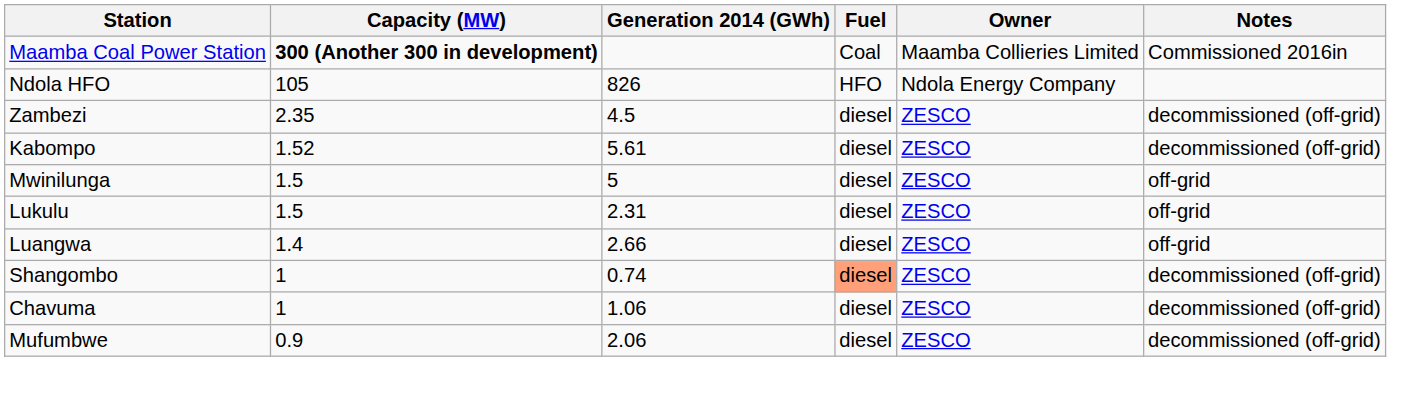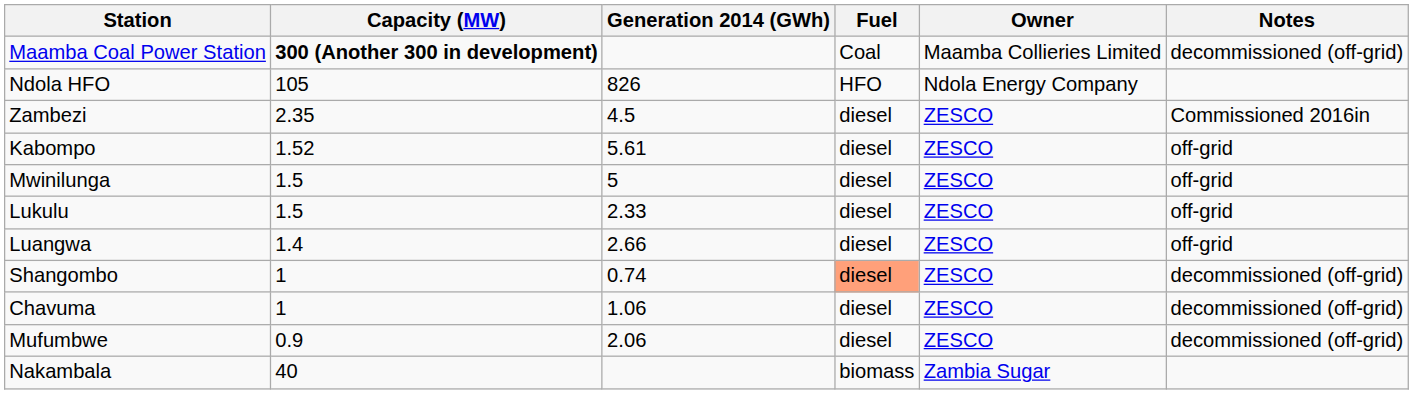(1248, 52) Commissioned 2016in -> (1287, 52) decommissioned (off-grid)
(1264, 116) decommissioned (off-grid) -> (1270, 116) Commissioned 2016in
(1264, 148) decommissioned (off-grid) -> (1202, 148) off-grid
(627, 212) 2.31 -> (627, 212) 2.33
+ row: (60, 372)
